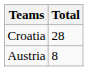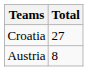(58, 35) 28 -> (58, 35) 27
